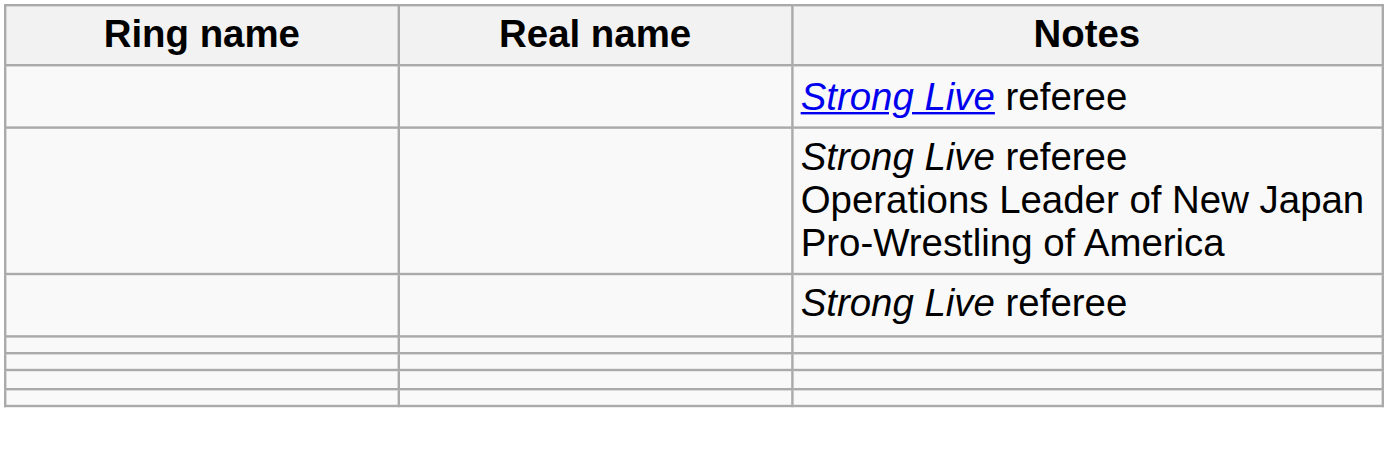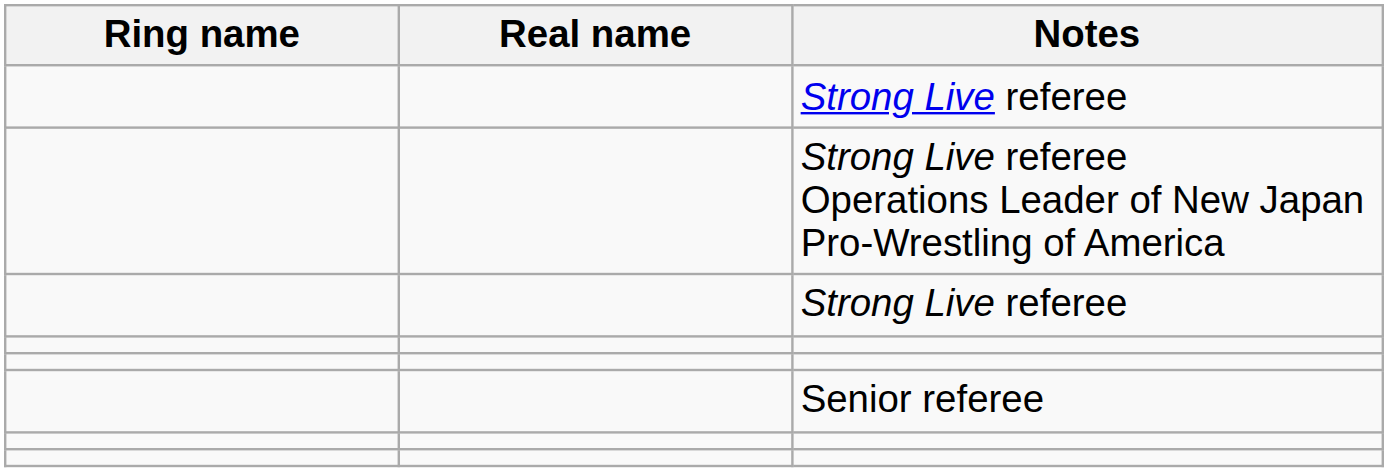+ row: (202, 401)
